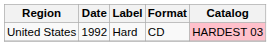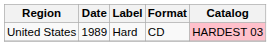(94, 31) 1992 -> (94, 31) 1989
